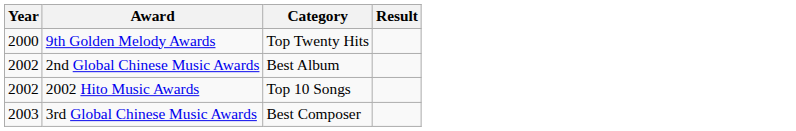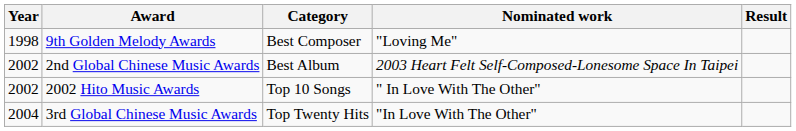+ column: (557, 16)
(23, 41) 2000 -> (23, 41) 1998
(318, 41) Top Twenty Hits -> (314, 41) Best Composer
(23, 114) 2003 -> (23, 114) 2004
(314, 114) Best Composer -> (318, 114) Top Twenty Hits
